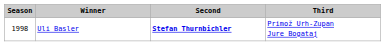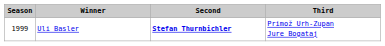(20, 29) 1998 -> (20, 29) 1999
